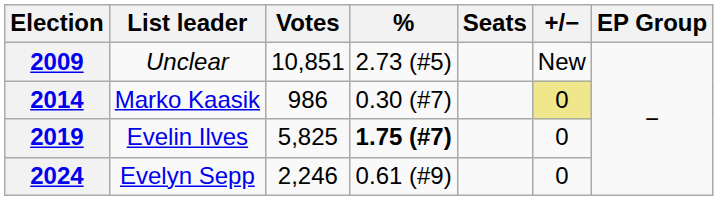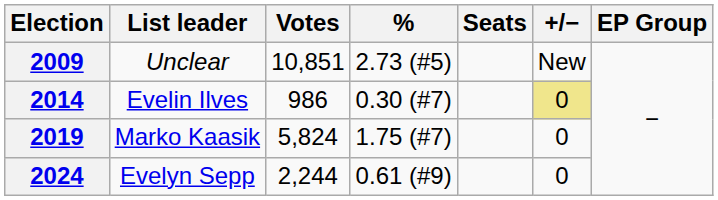(187, 99) Marko Kaasik -> (187, 99) Evelin Ilves
(187, 137) Evelin Ilves -> (187, 137) Marko Kaasik
(308, 137) 5,825 -> (308, 137) 5,824
(404, 137) bold -> (404, 137) normal
(308, 175) 2,246 -> (308, 175) 2,244
